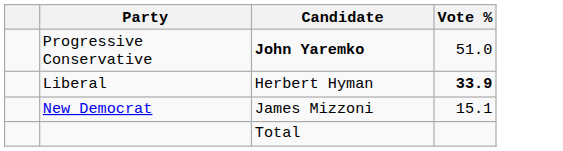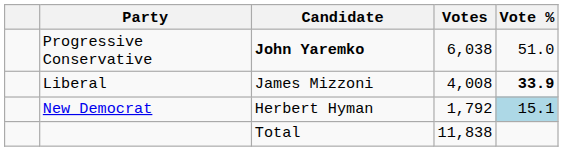+ column: (465, 17)
(314, 84) Herbert Hyman -> (314, 84) James Mizzoni
(314, 109) James Mizzoni -> (314, 109) Herbert Hyman
(474, 109) no background -> (536, 109) lightblue background
